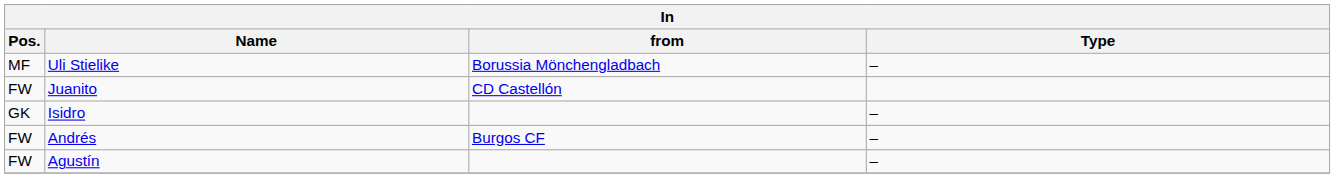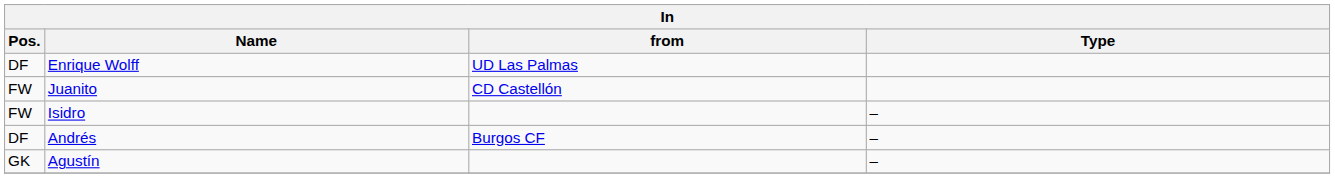+ row: (93, 65)
- row: (83, 65)
(19, 113) GK -> (20, 113) FW
(20, 138) FW -> (18, 138) DF
(20, 162) FW -> (19, 162) GK
